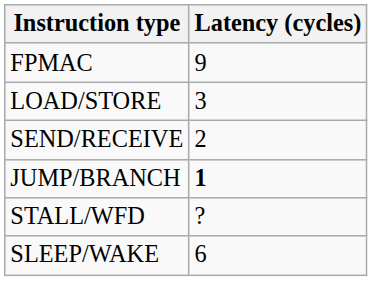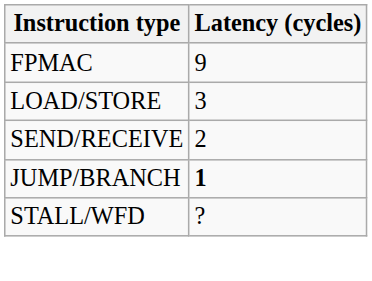- row: (85, 255)
